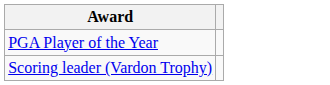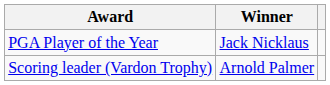+ column: (267, 17)
